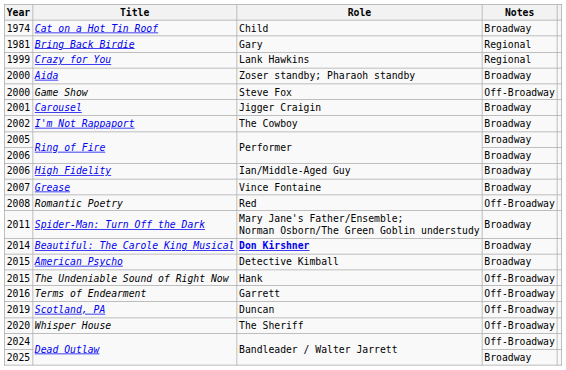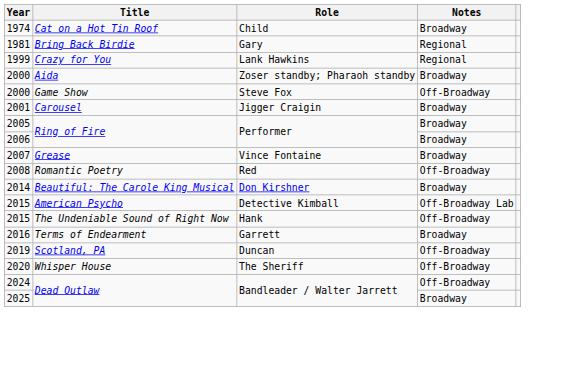- row: (18, 124)
- row: (18, 171)
- row: (18, 225)
(274, 246) bold -> (274, 187) normal
(508, 262) Broadway -> (467, 203) Off-Broadway Lab
(520, 294) Off-Broadway -> (443, 235) Broadway
